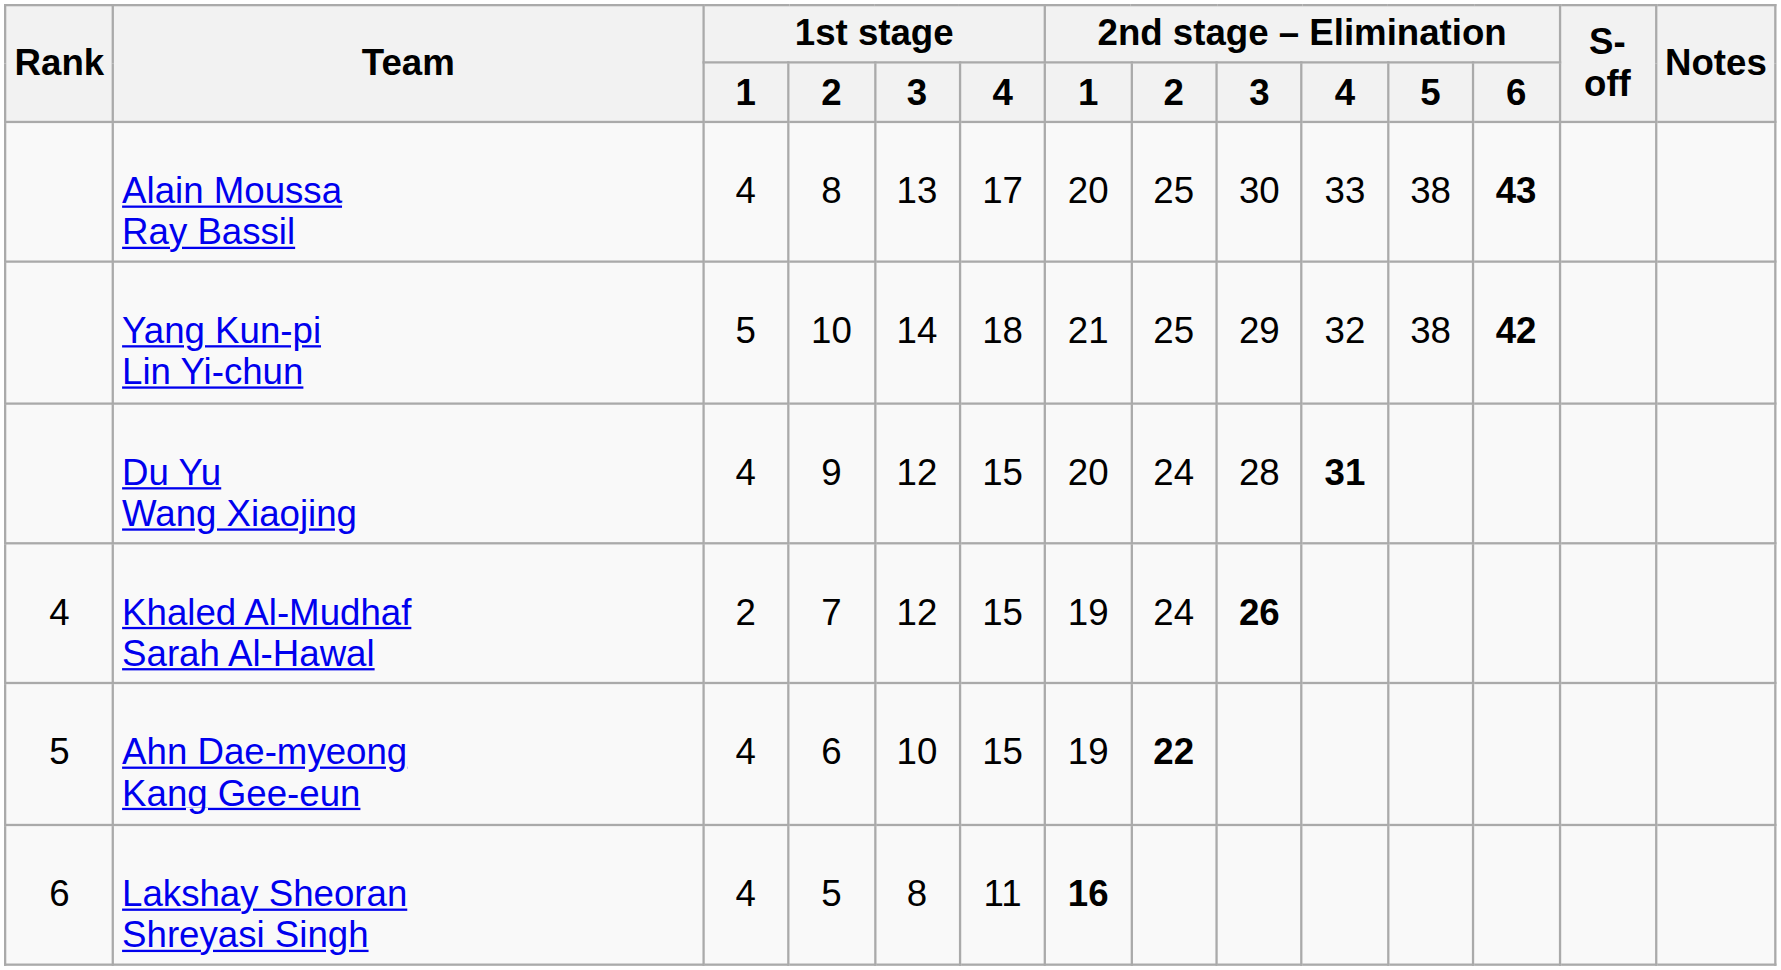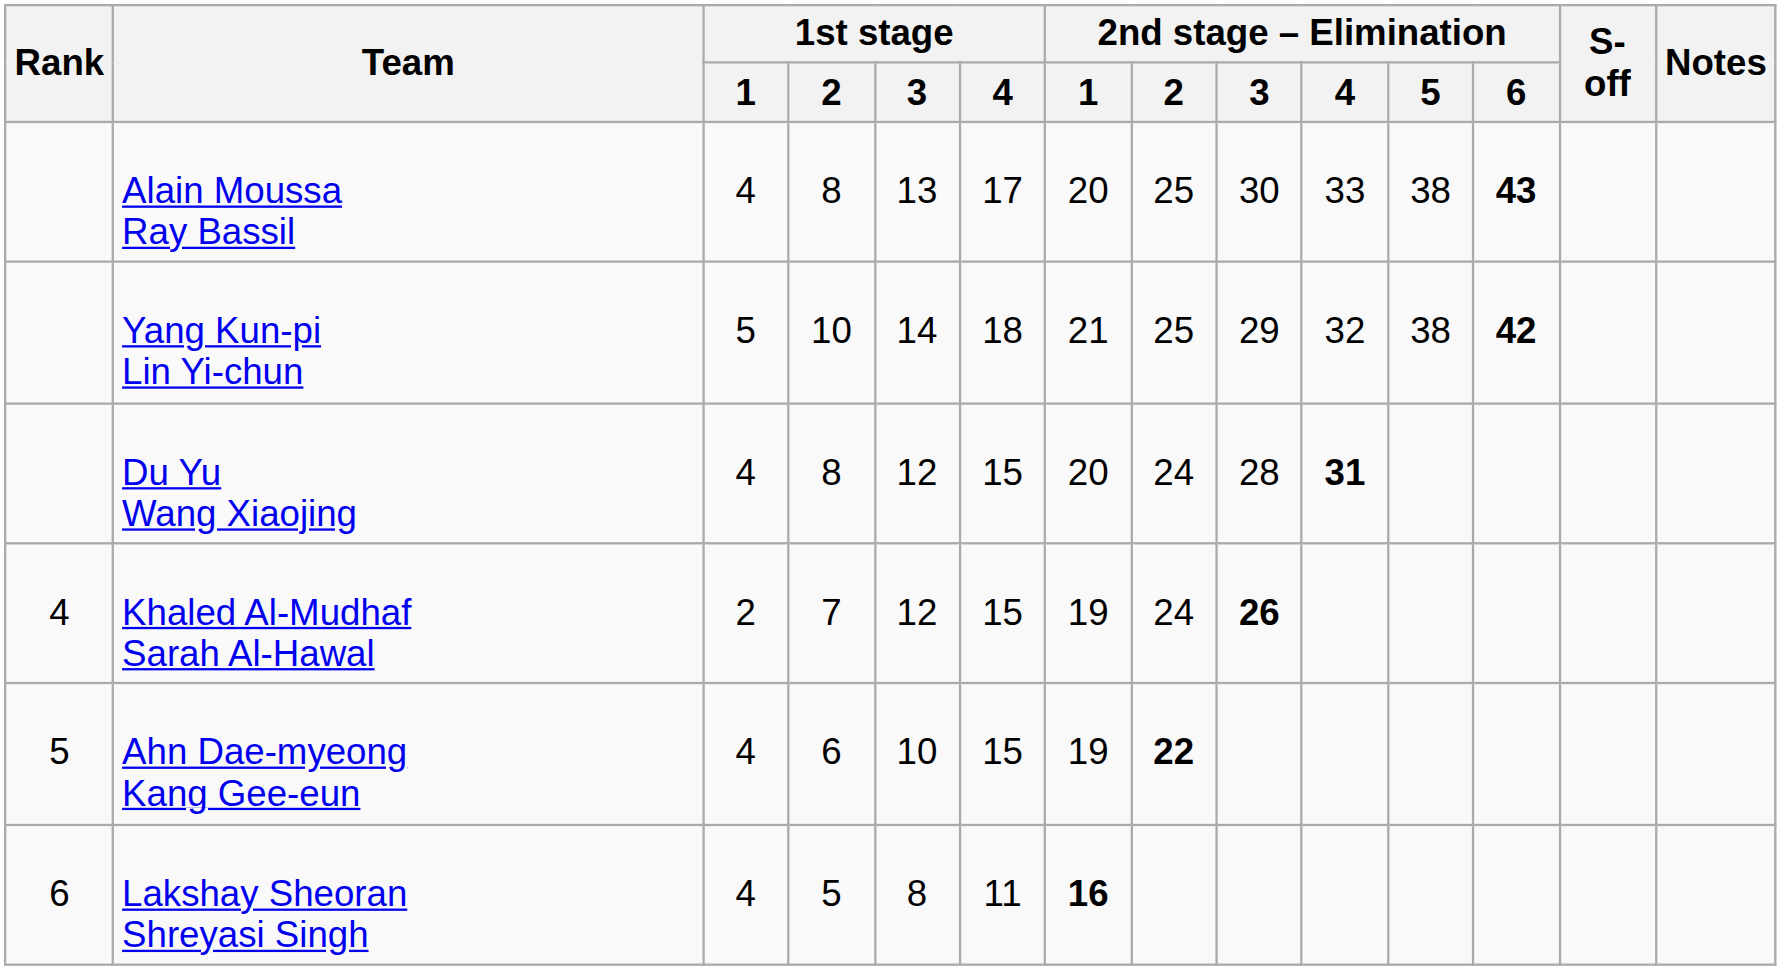(831, 472) 9 -> (831, 472) 8
